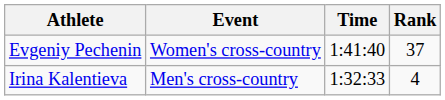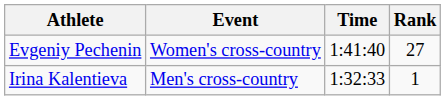(415, 50) 37 -> (415, 50) 27
(415, 80) 4 -> (415, 80) 1
